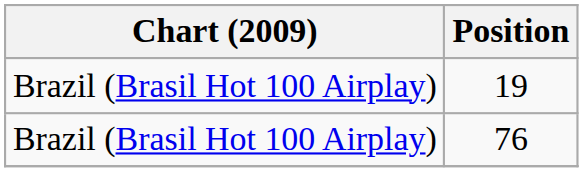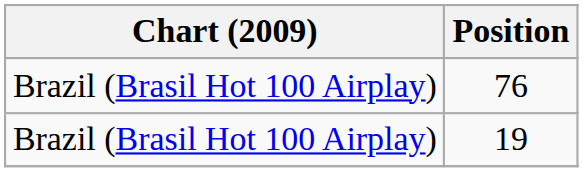rows swapped: (511, 138) <-> (511, 85)
